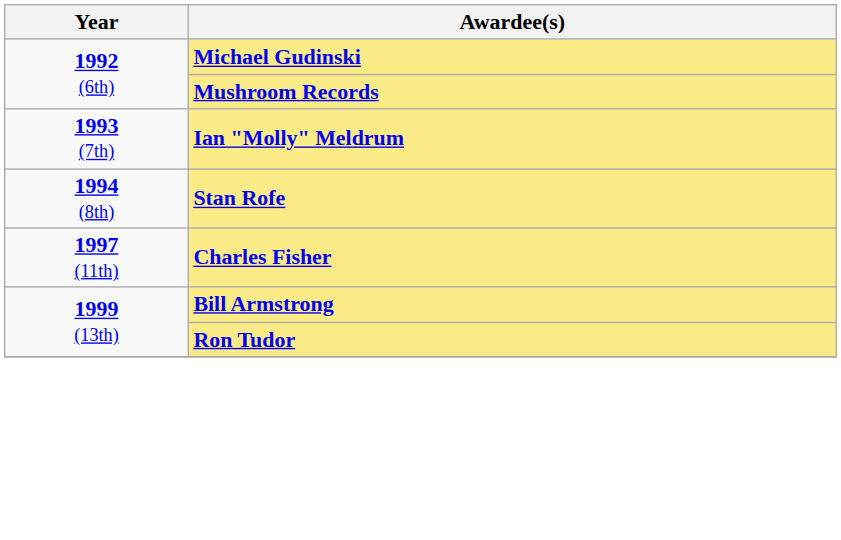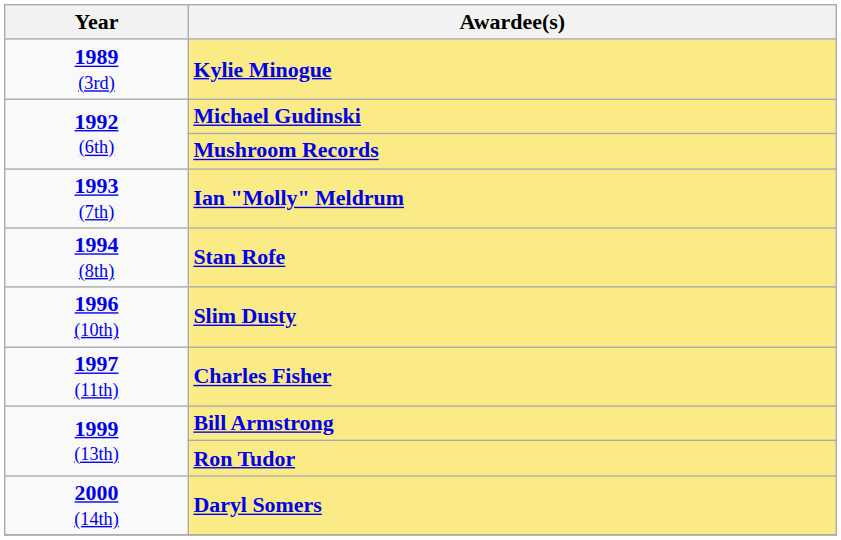+ row: (262, 68)
+ row: (245, 316)
+ row: (258, 505)
